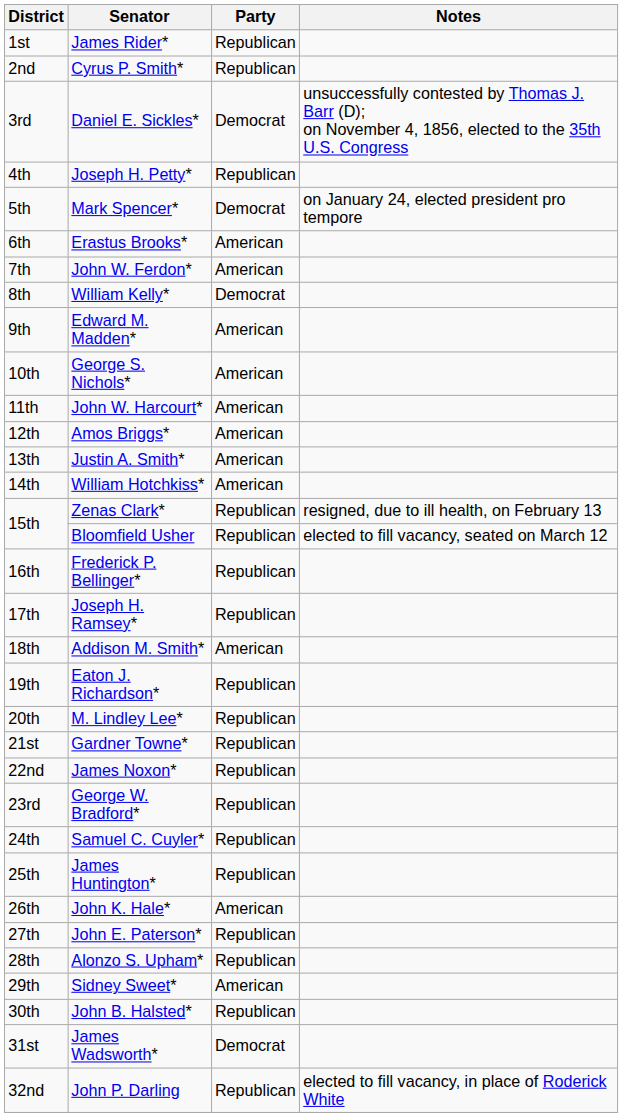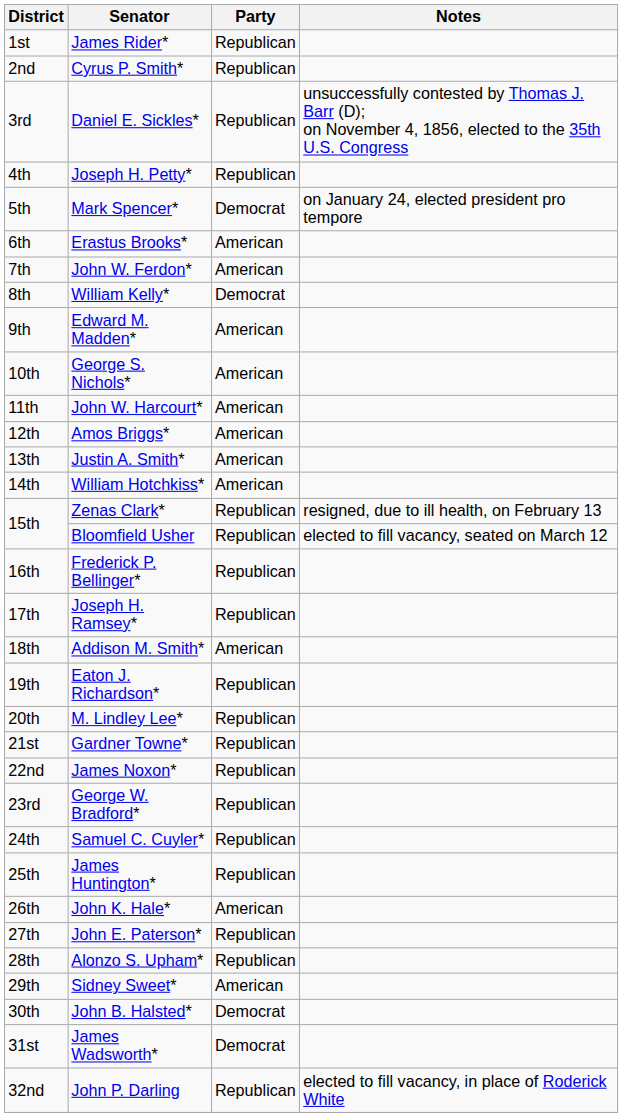(250, 121) Democrat -> (255, 121) Republican
(255, 1011) Republican -> (250, 1011) Democrat
